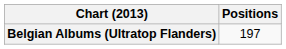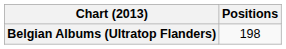(250, 34) 197 -> (250, 34) 198
